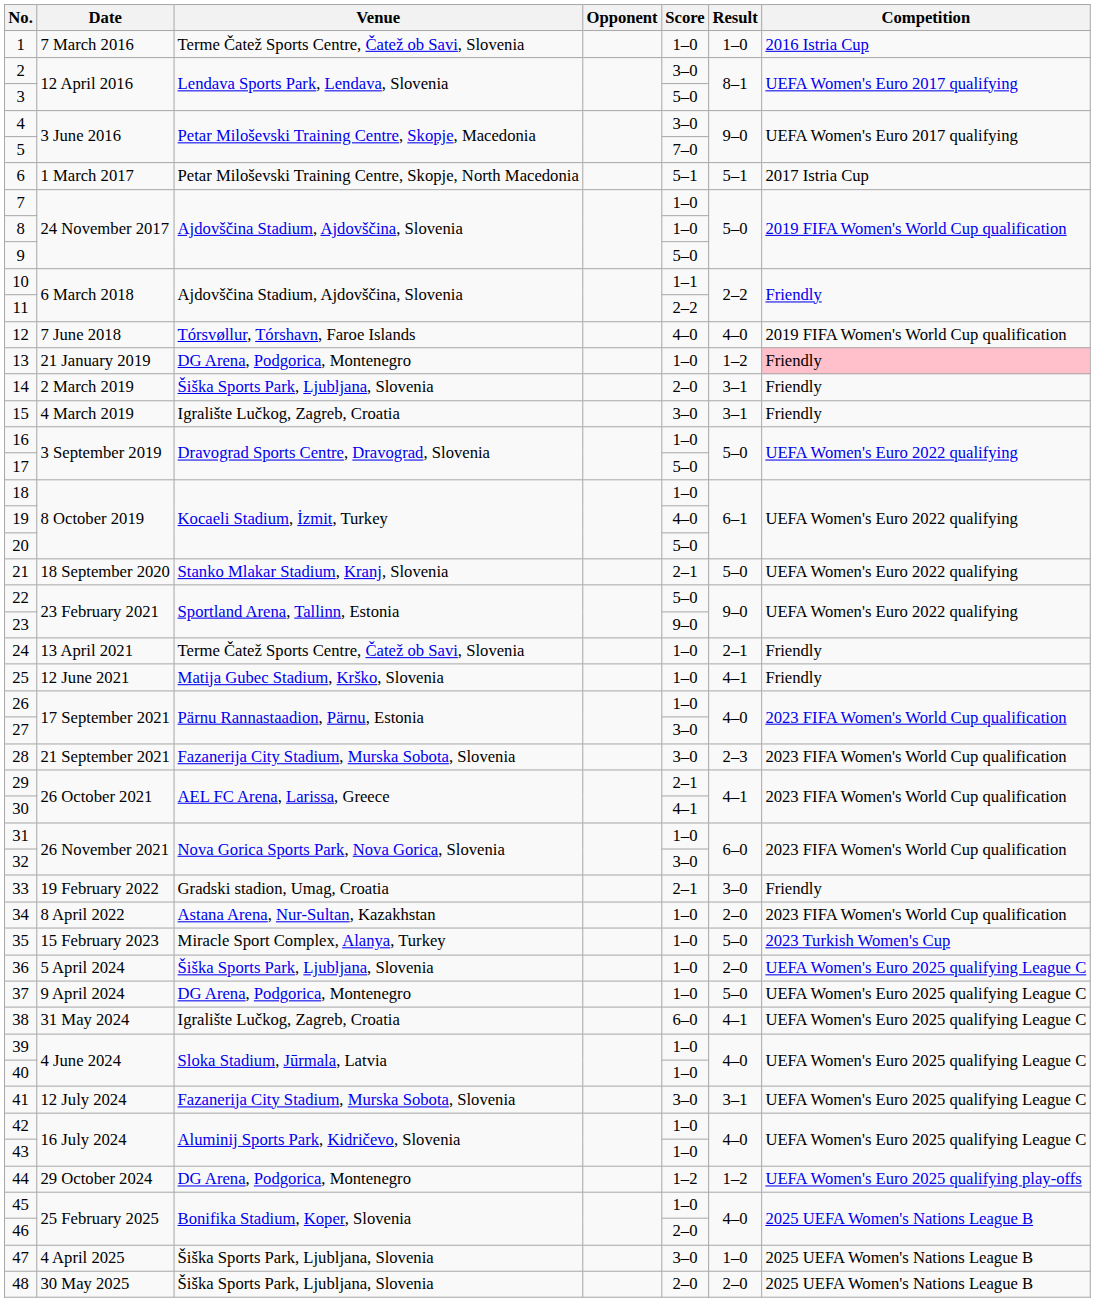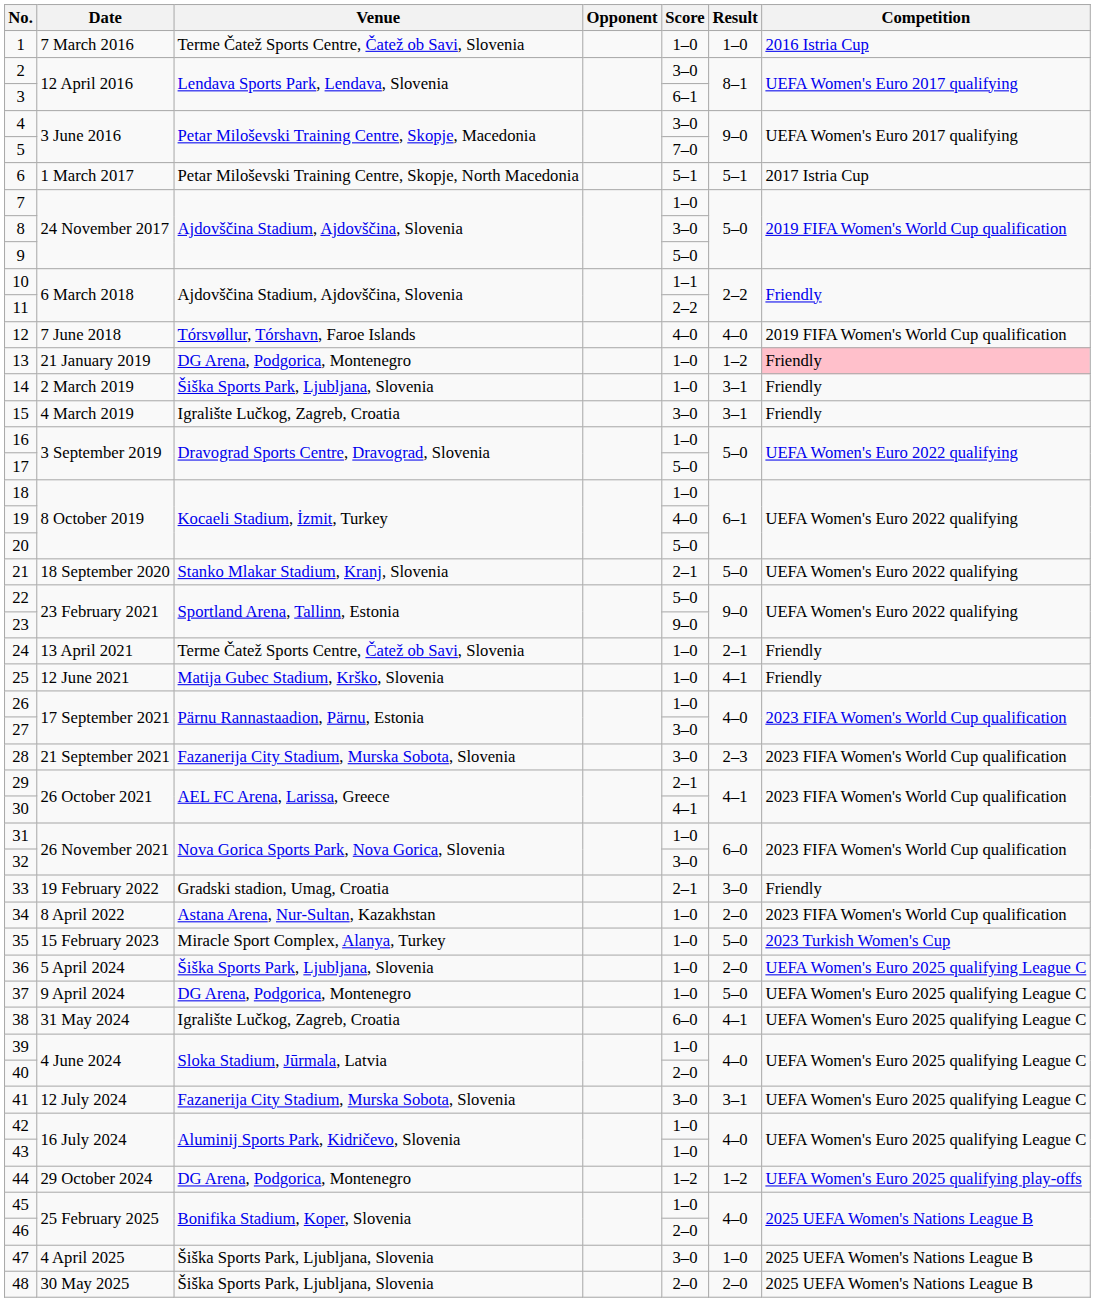(685, 96) 5–0 -> (685, 96) 6–1
(685, 228) 1–0 -> (685, 228) 3–0
(685, 387) 2–0 -> (685, 387) 1–0
(685, 1073) 1–0 -> (685, 1073) 2–0
